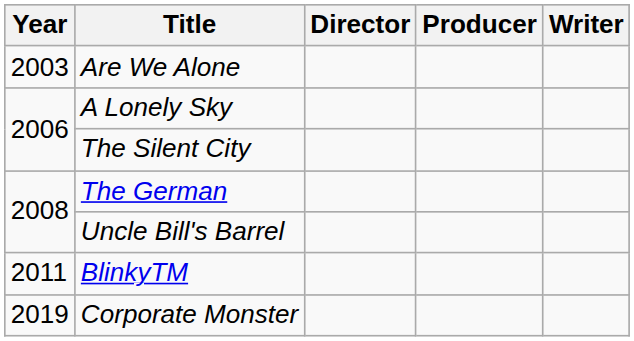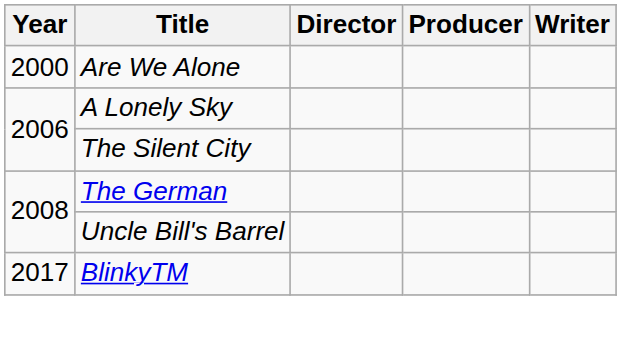(40, 66) 2003 -> (40, 66) 2000
(39, 273) 2011 -> (40, 273) 2017
- row: (190, 314)
